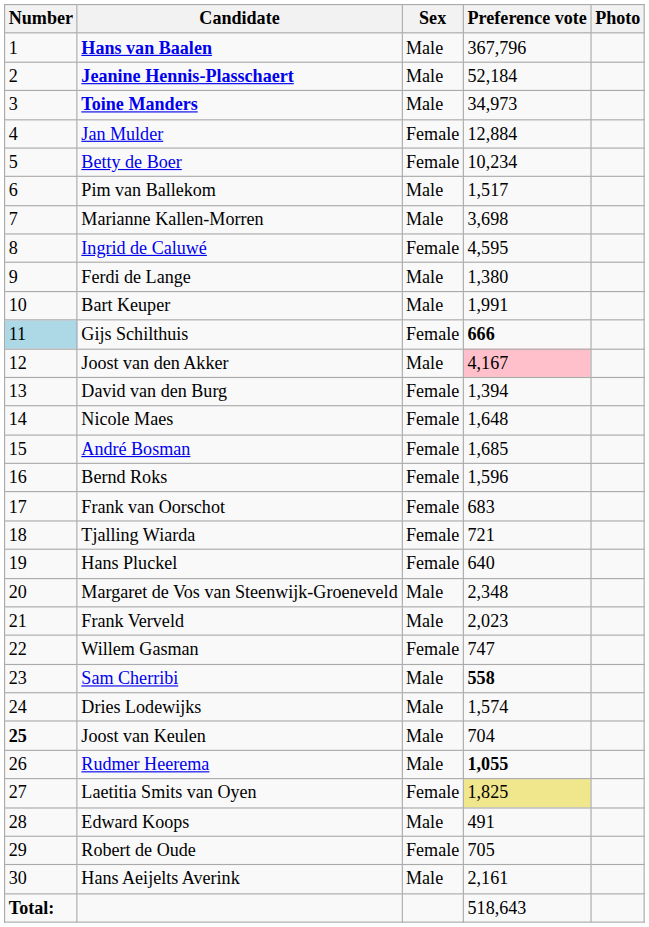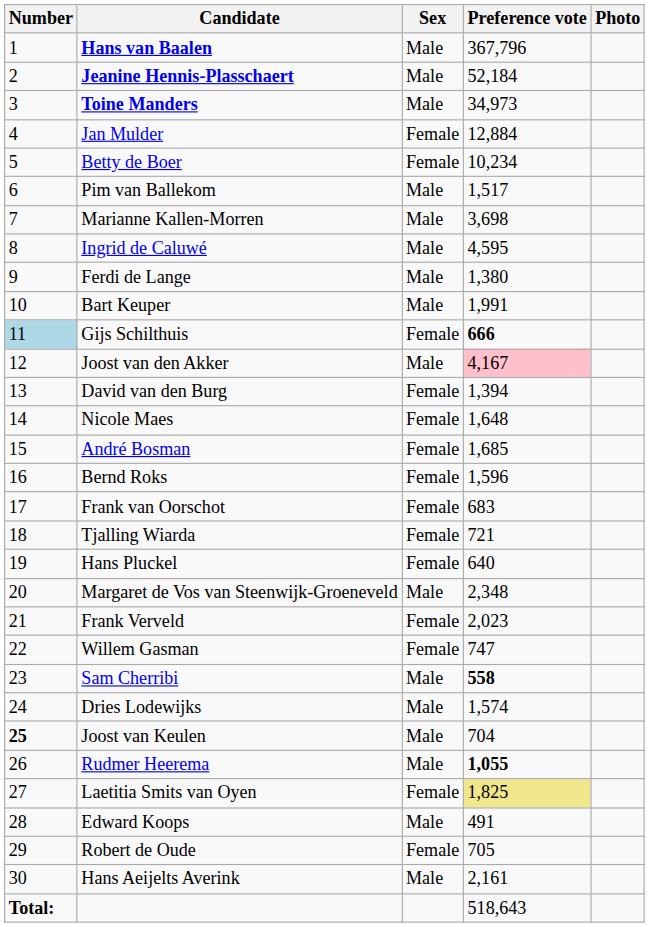(433, 248) Female -> (425, 248) Male
(425, 620) Male -> (433, 620) Female
